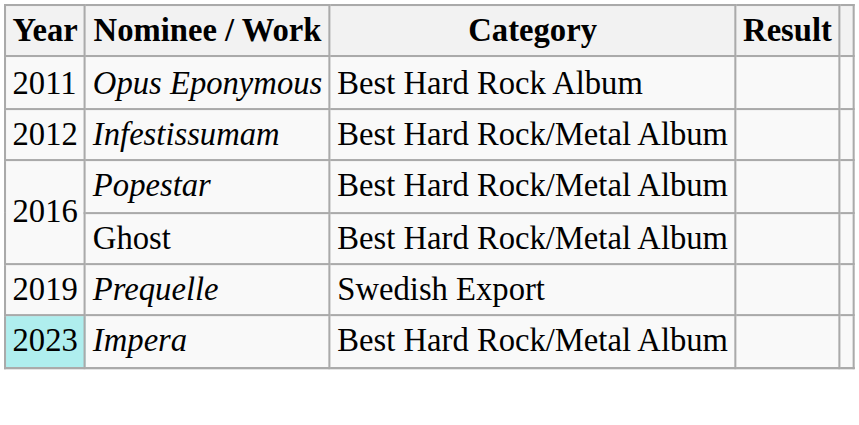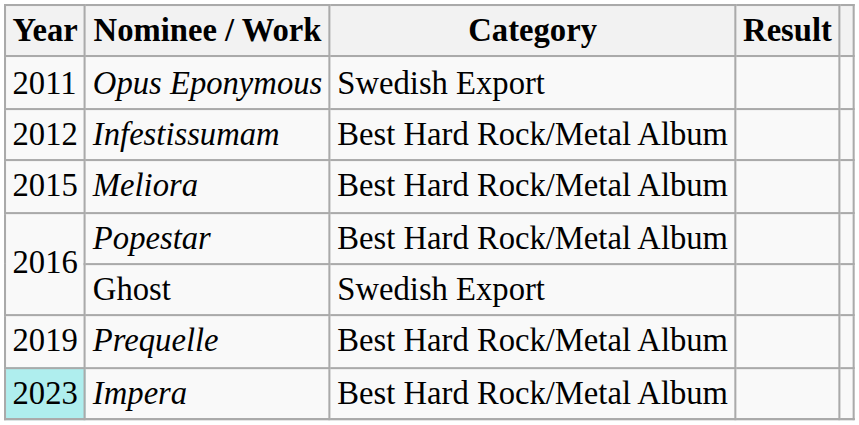(490, 82) Best Hard Rock Album -> (441, 82) Swedish Export
+ row: (145, 185)
(533, 237) Best Hard Rock/Metal Album -> (441, 289) Swedish Export
(441, 289) Swedish Export -> (533, 340) Best Hard Rock/Metal Album
